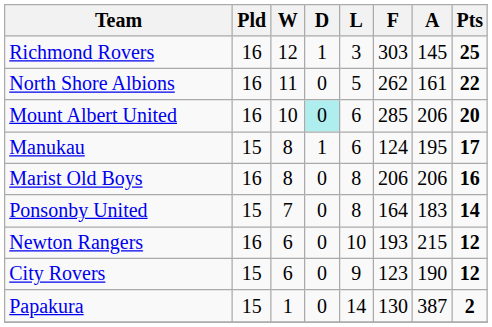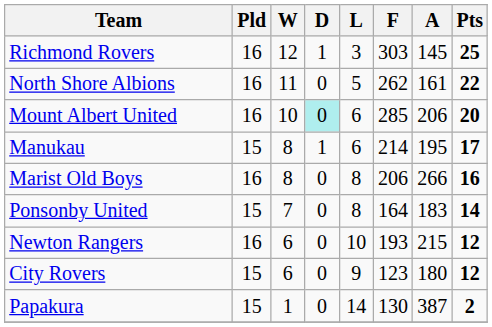(393, 147) 124 -> (393, 147) 214
(432, 178) 206 -> (432, 178) 266
(432, 274) 190 -> (432, 274) 180
